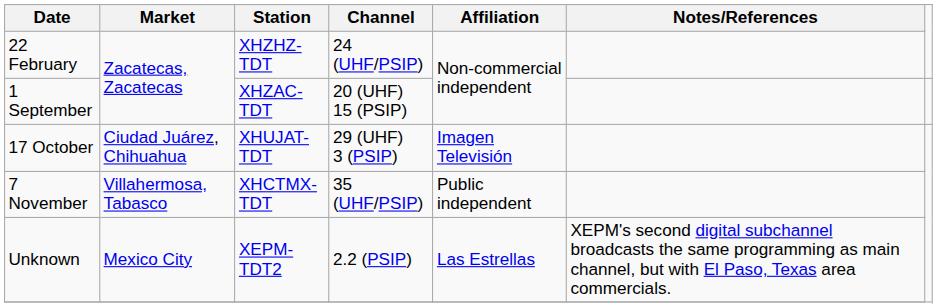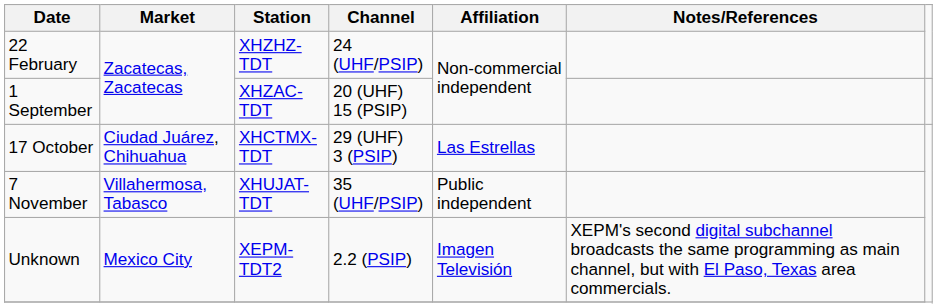(274, 147) XHUJAT-TDT -> (278, 147) XHCTMX-TDT
(475, 147) Imagen Televisión -> (486, 147) Las Estrellas
(278, 194) XHCTMX-TDT -> (274, 194) XHUJAT-TDT
(486, 259) Las Estrellas -> (475, 259) Imagen Televisión
